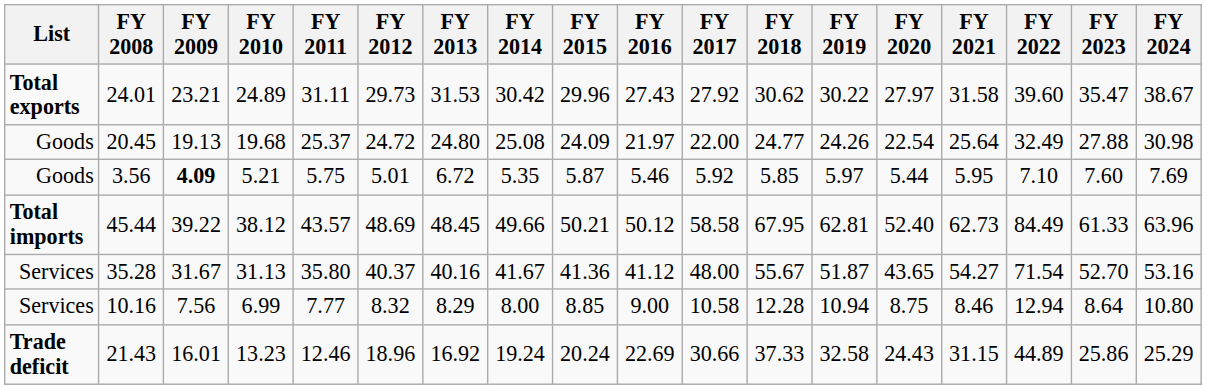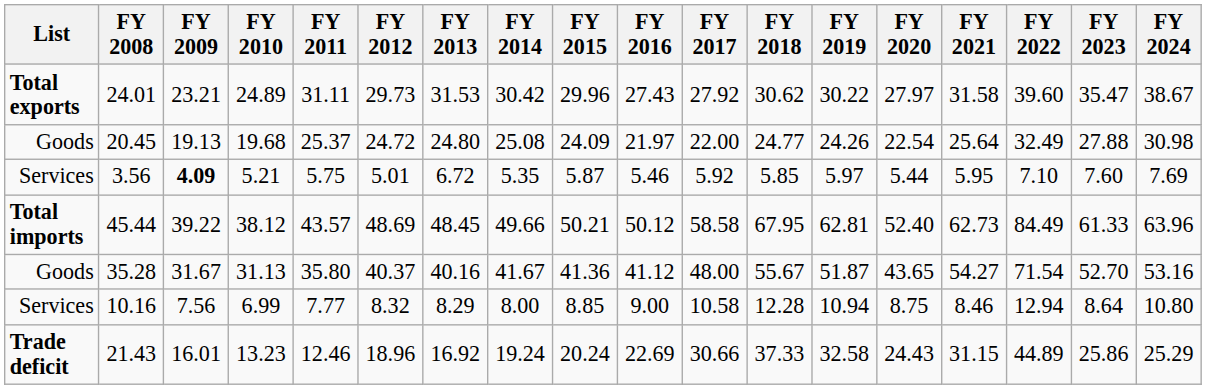(65, 176) Goods -> (56, 176) Services
(56, 271) Services -> (65, 271) Goods
